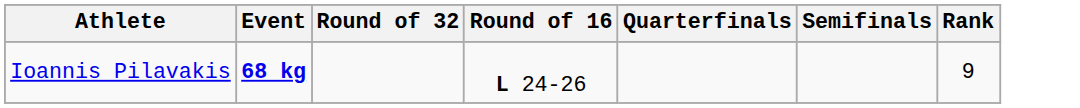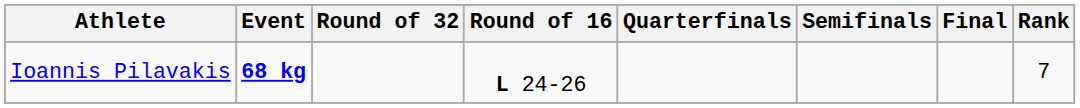+ column: (975, 23)
(968, 72) 9 -> (1044, 72) 7
